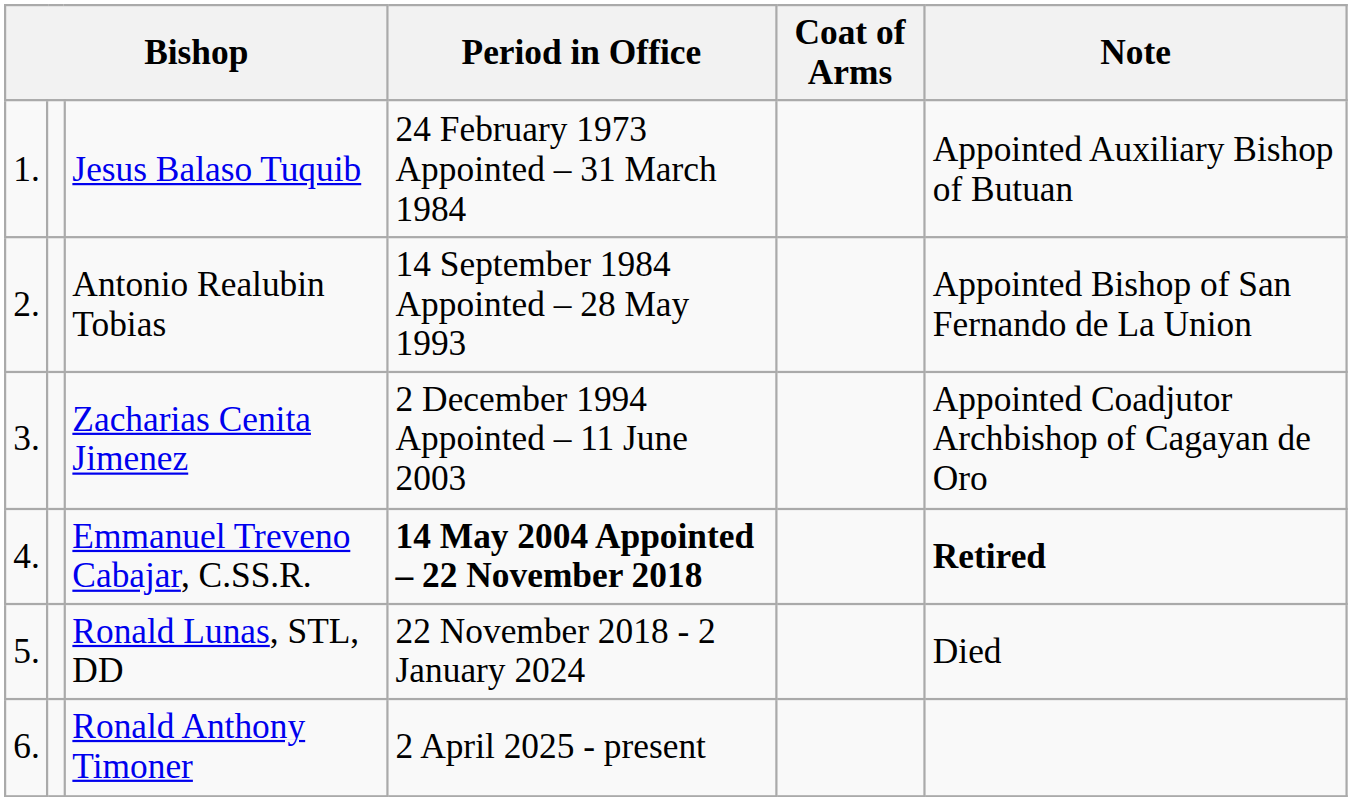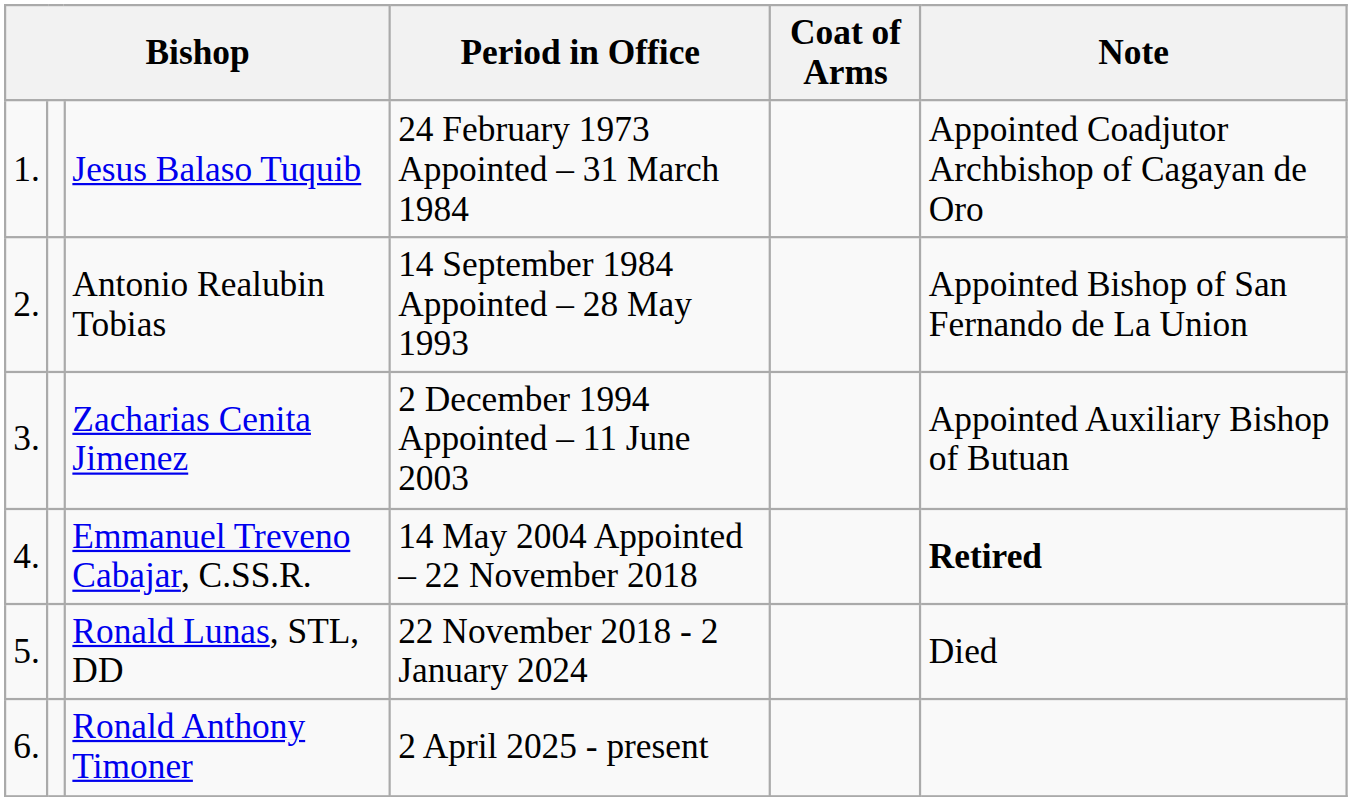(1133, 168) Appointed Auxiliary Bishop of Butuan -> (1118, 168) Appointed Coadjutor Archbishop of Cagayan de Oro
(1122, 439) Appointed Coadjutor Archbishop of Cagayan de Oro -> (1129, 439) Appointed Auxiliary Bishop of Butuan
(575, 555) bold -> (571, 555) normal
